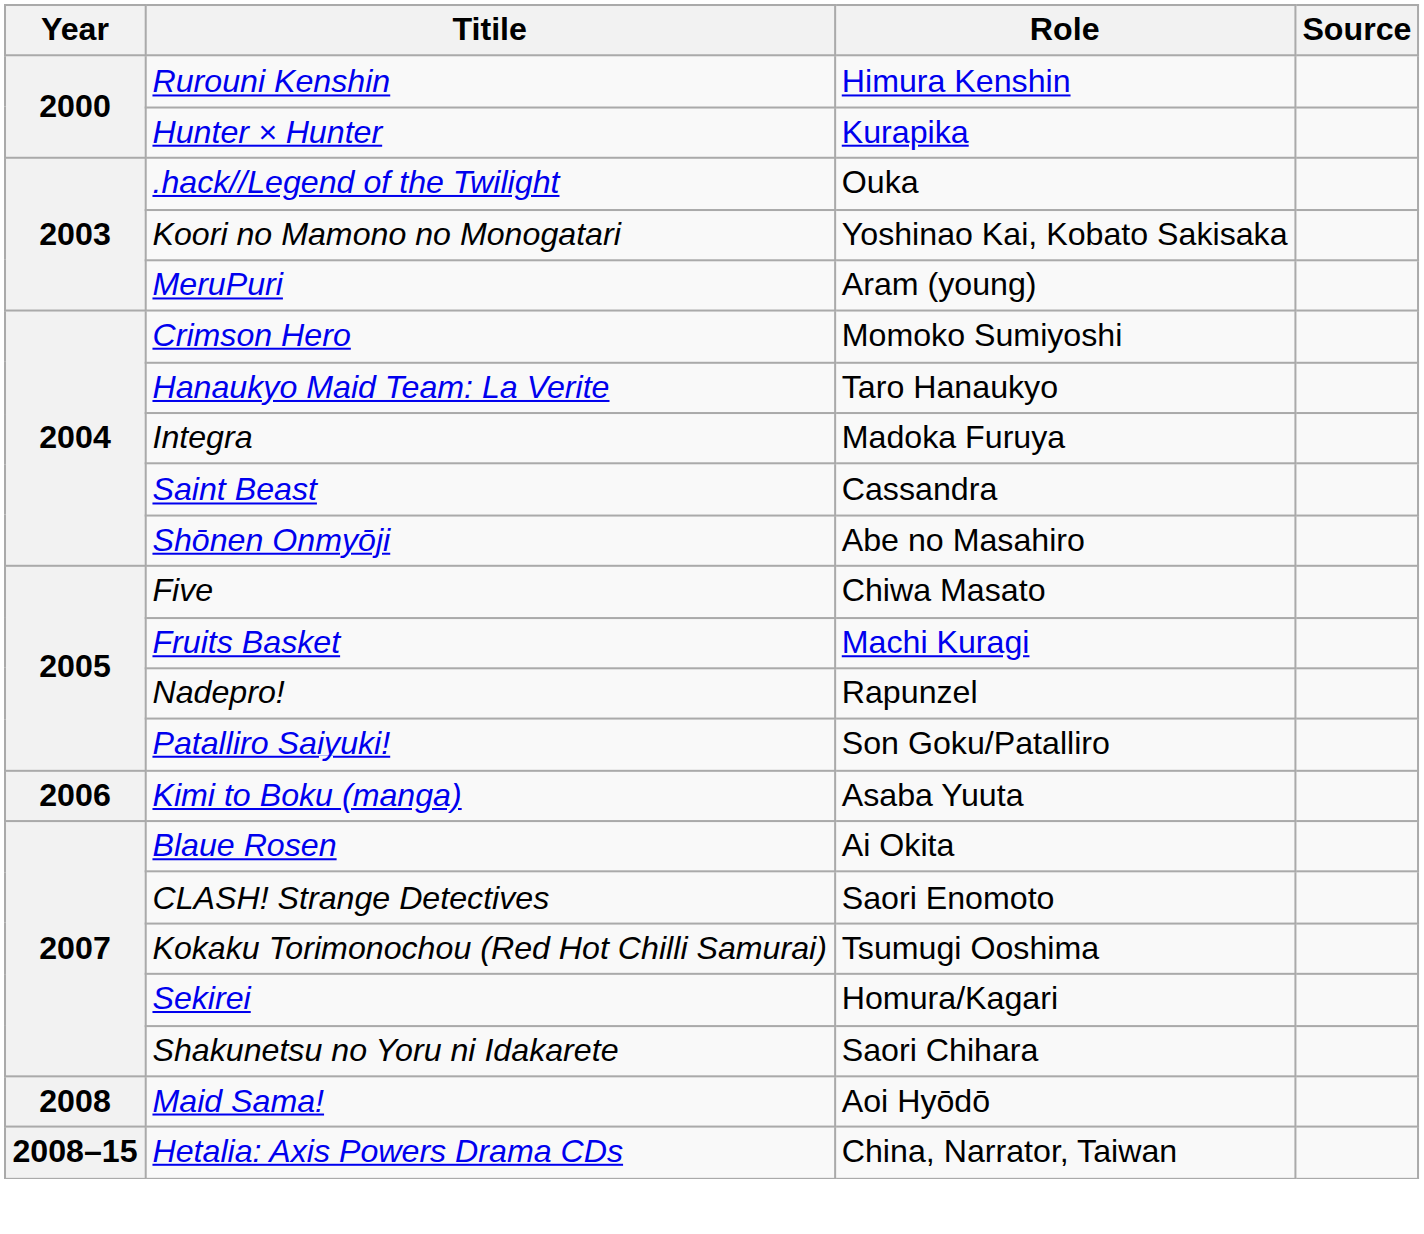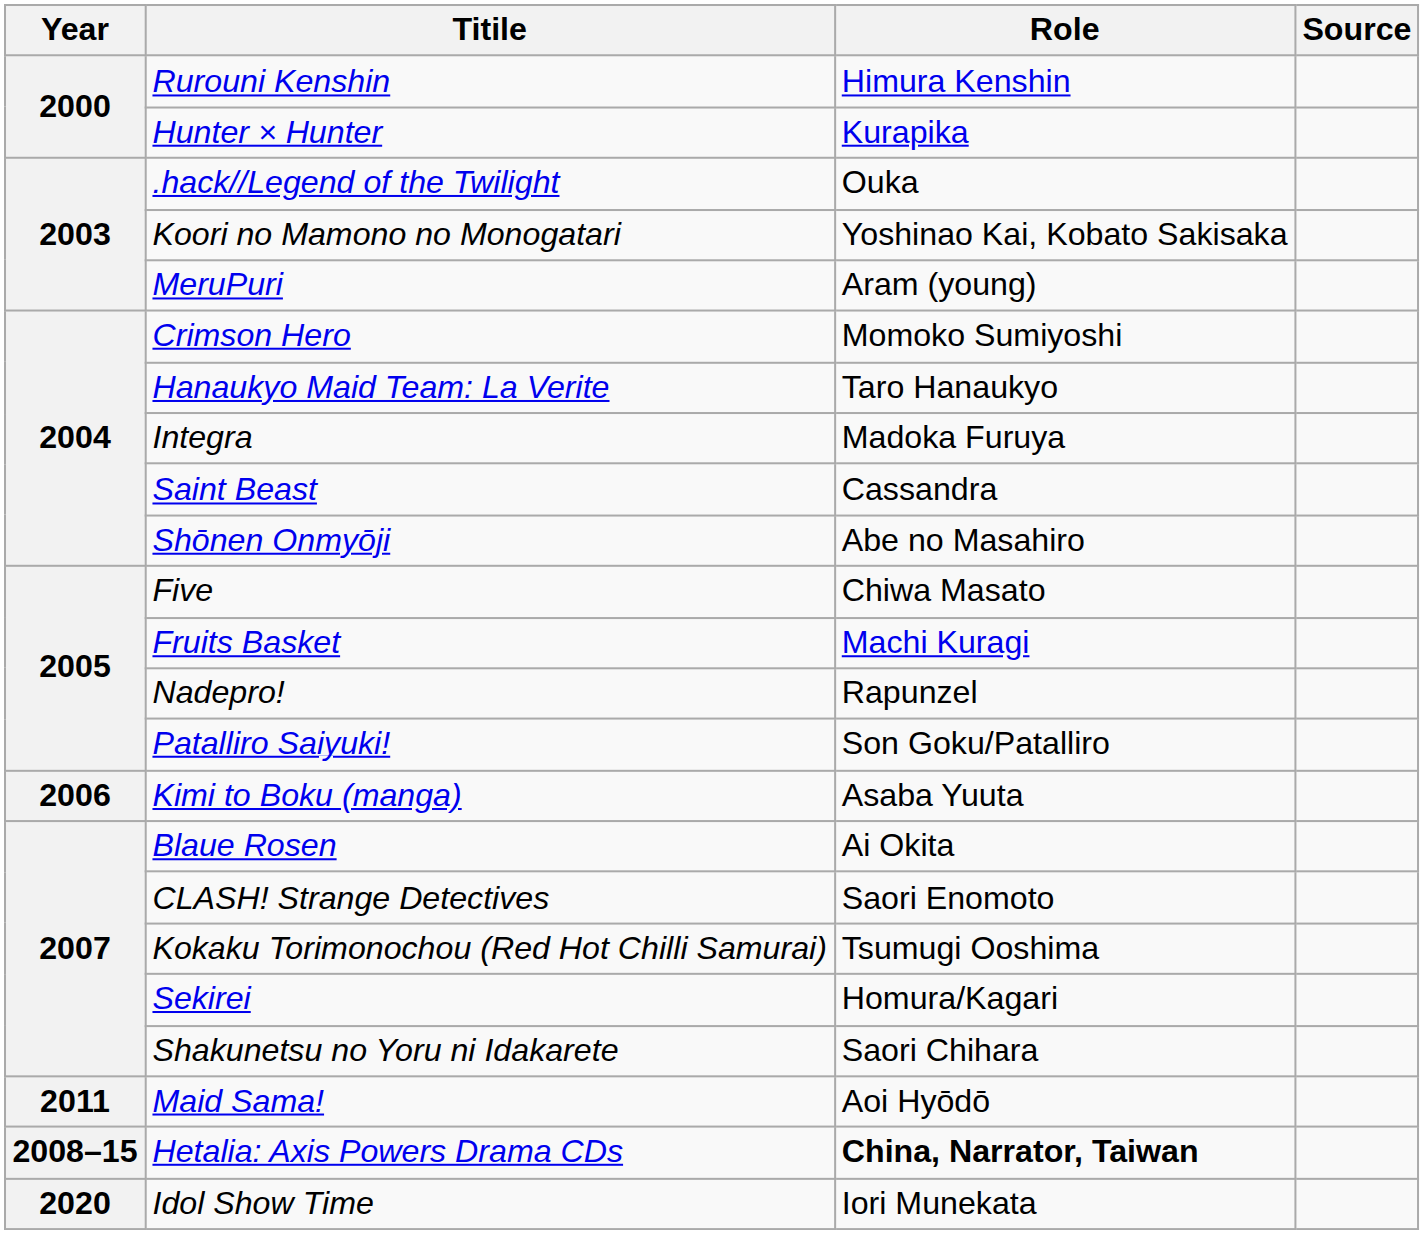(75, 1101) 2008 -> (75, 1101) 2011
(1010, 1152) normal -> (1020, 1152) bold
+ row: (263, 1203)
